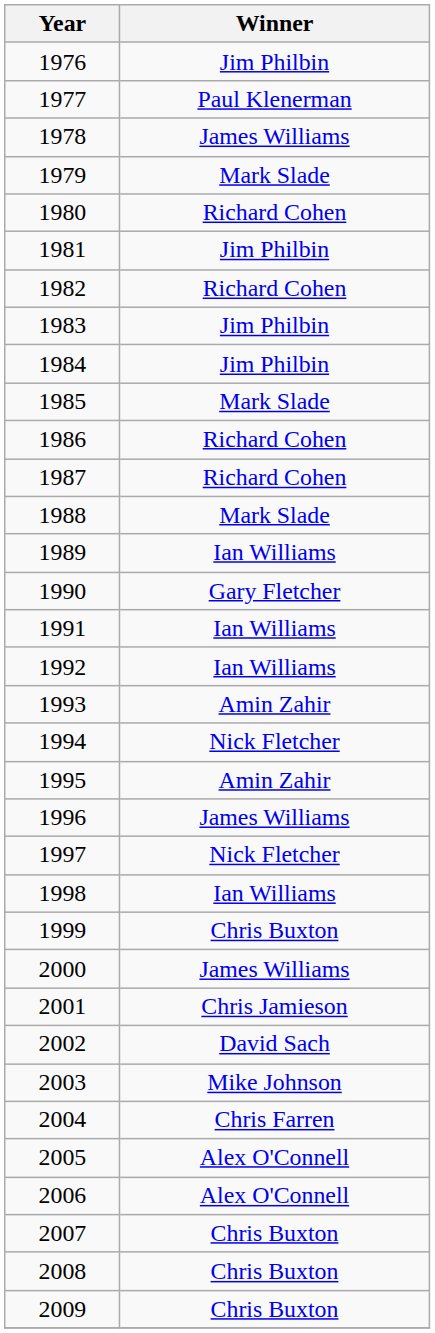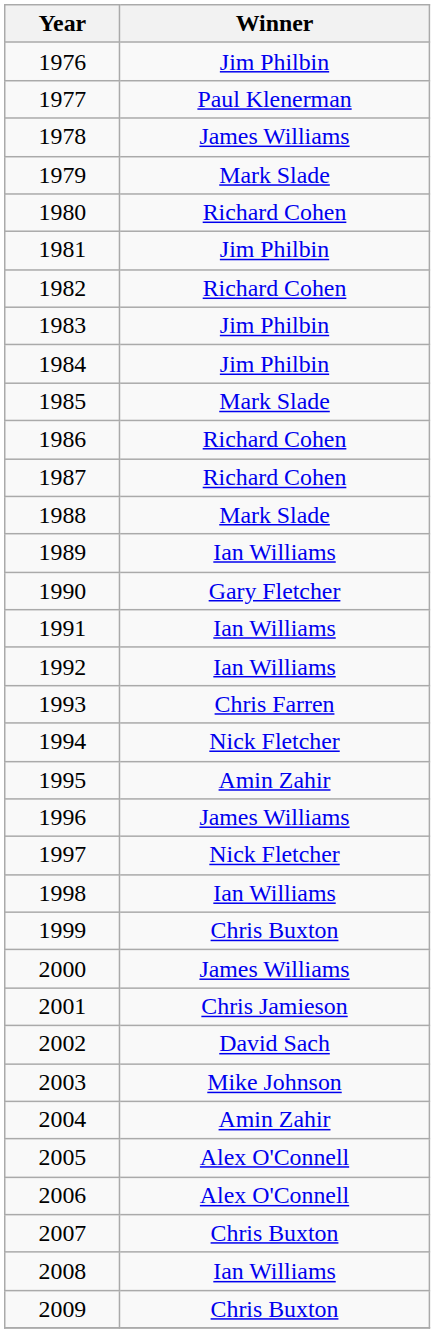(275, 703) Amin Zahir -> (275, 703) Chris Farren
(275, 1119) Chris Farren -> (275, 1119) Amin Zahir
(275, 1271) Chris Buxton -> (275, 1271) Ian Williams
